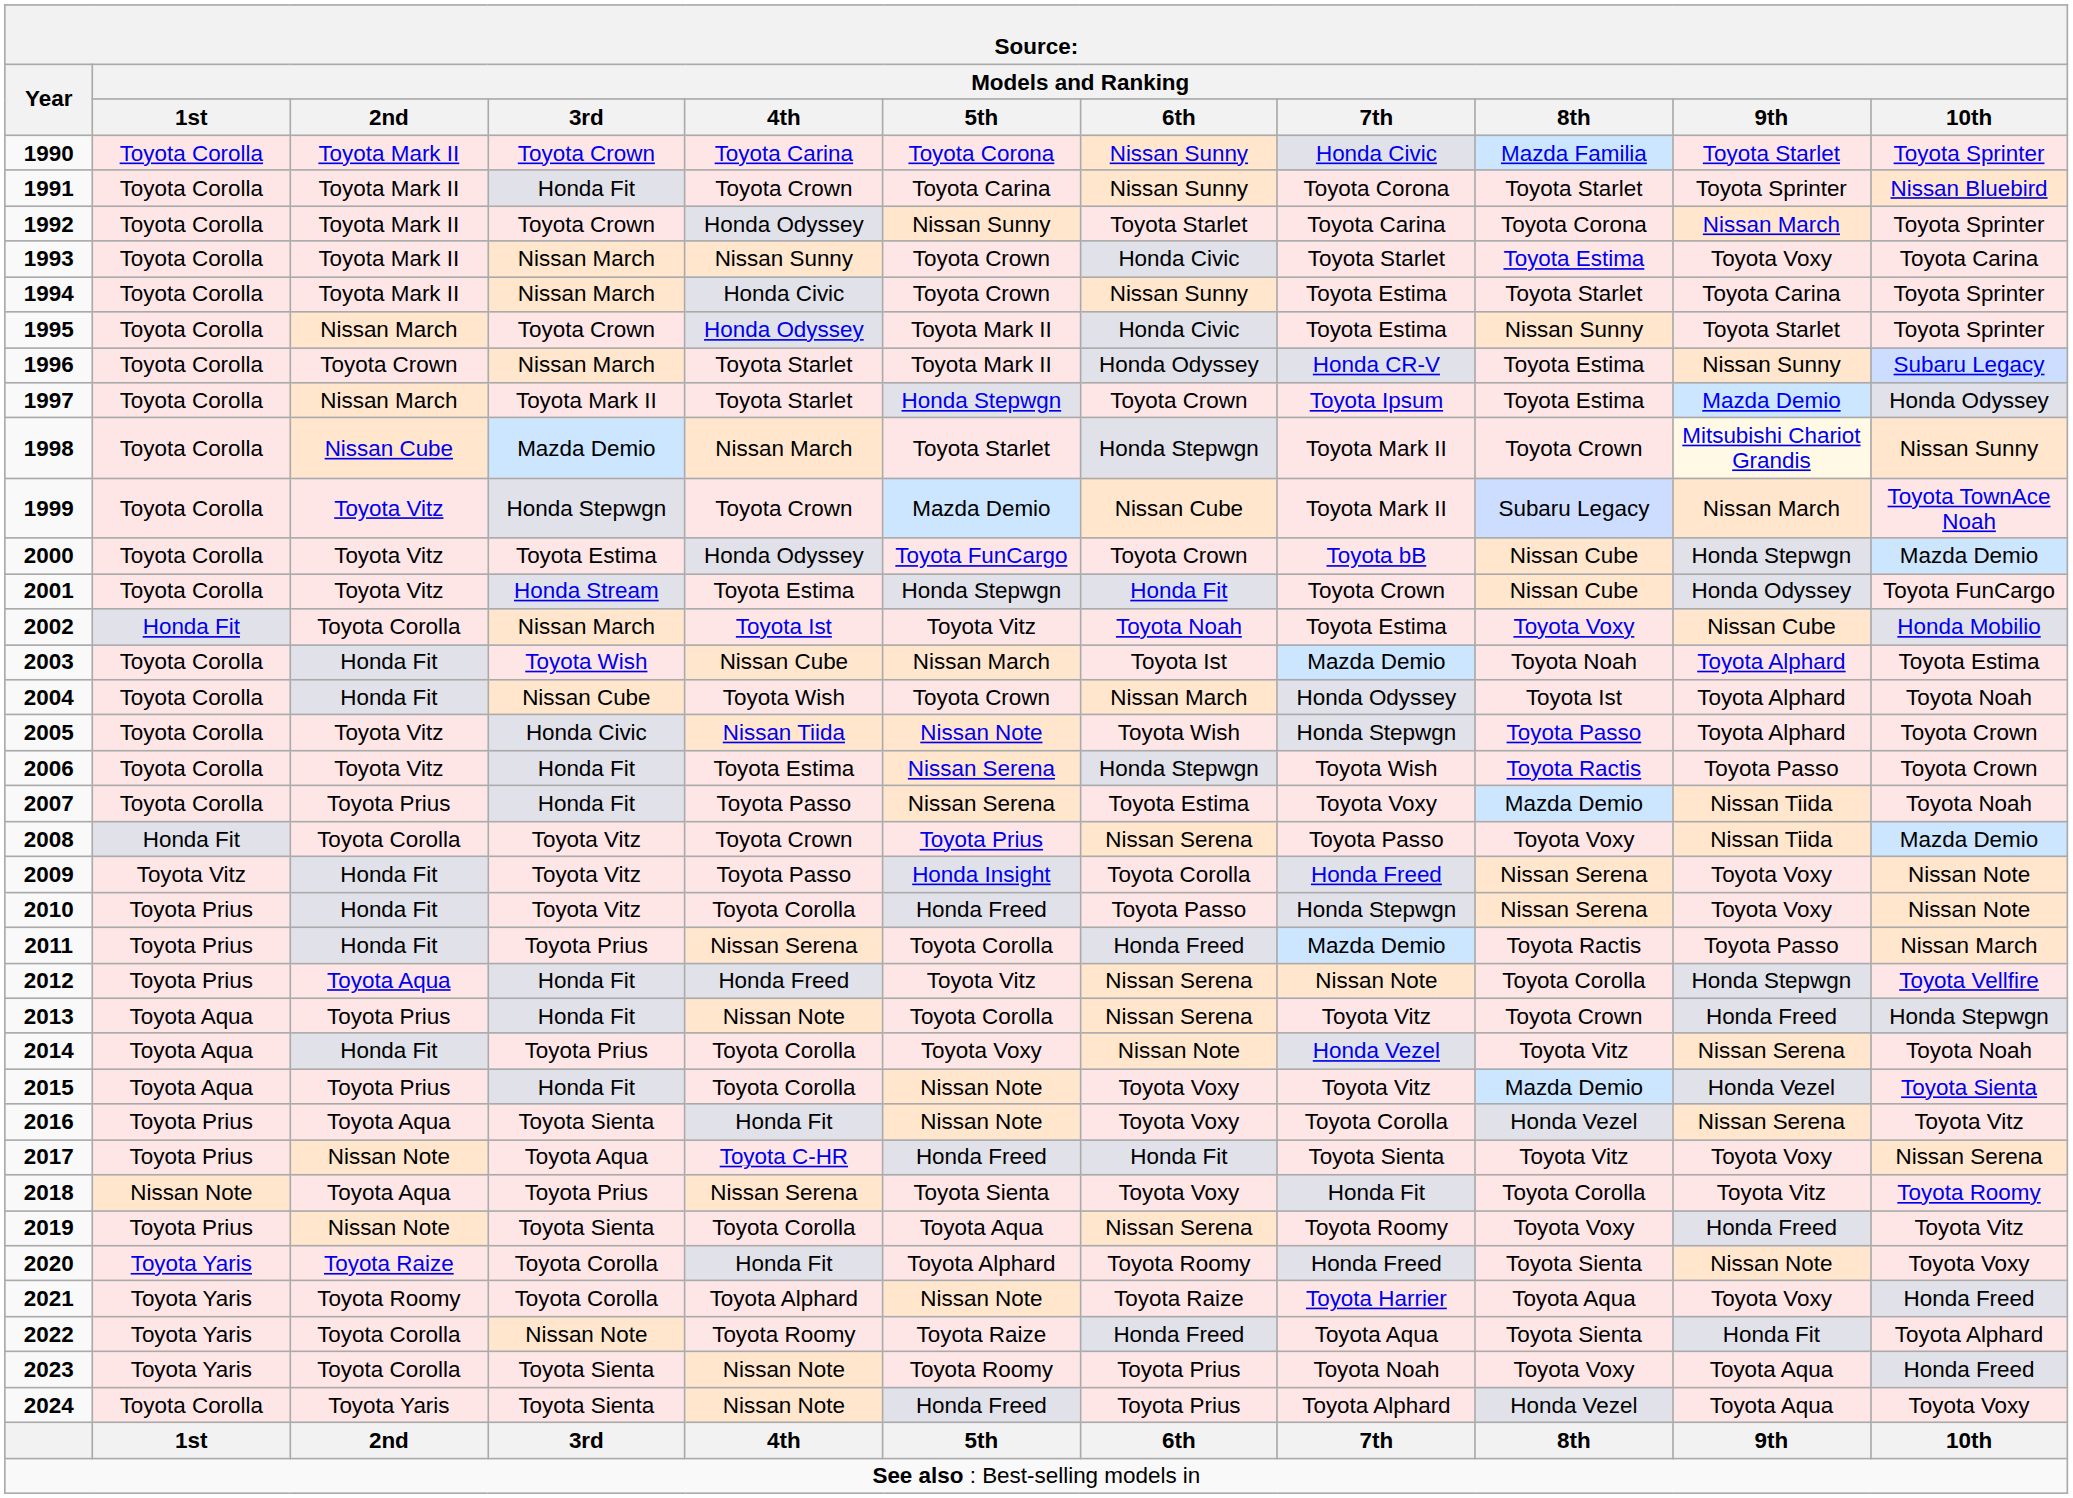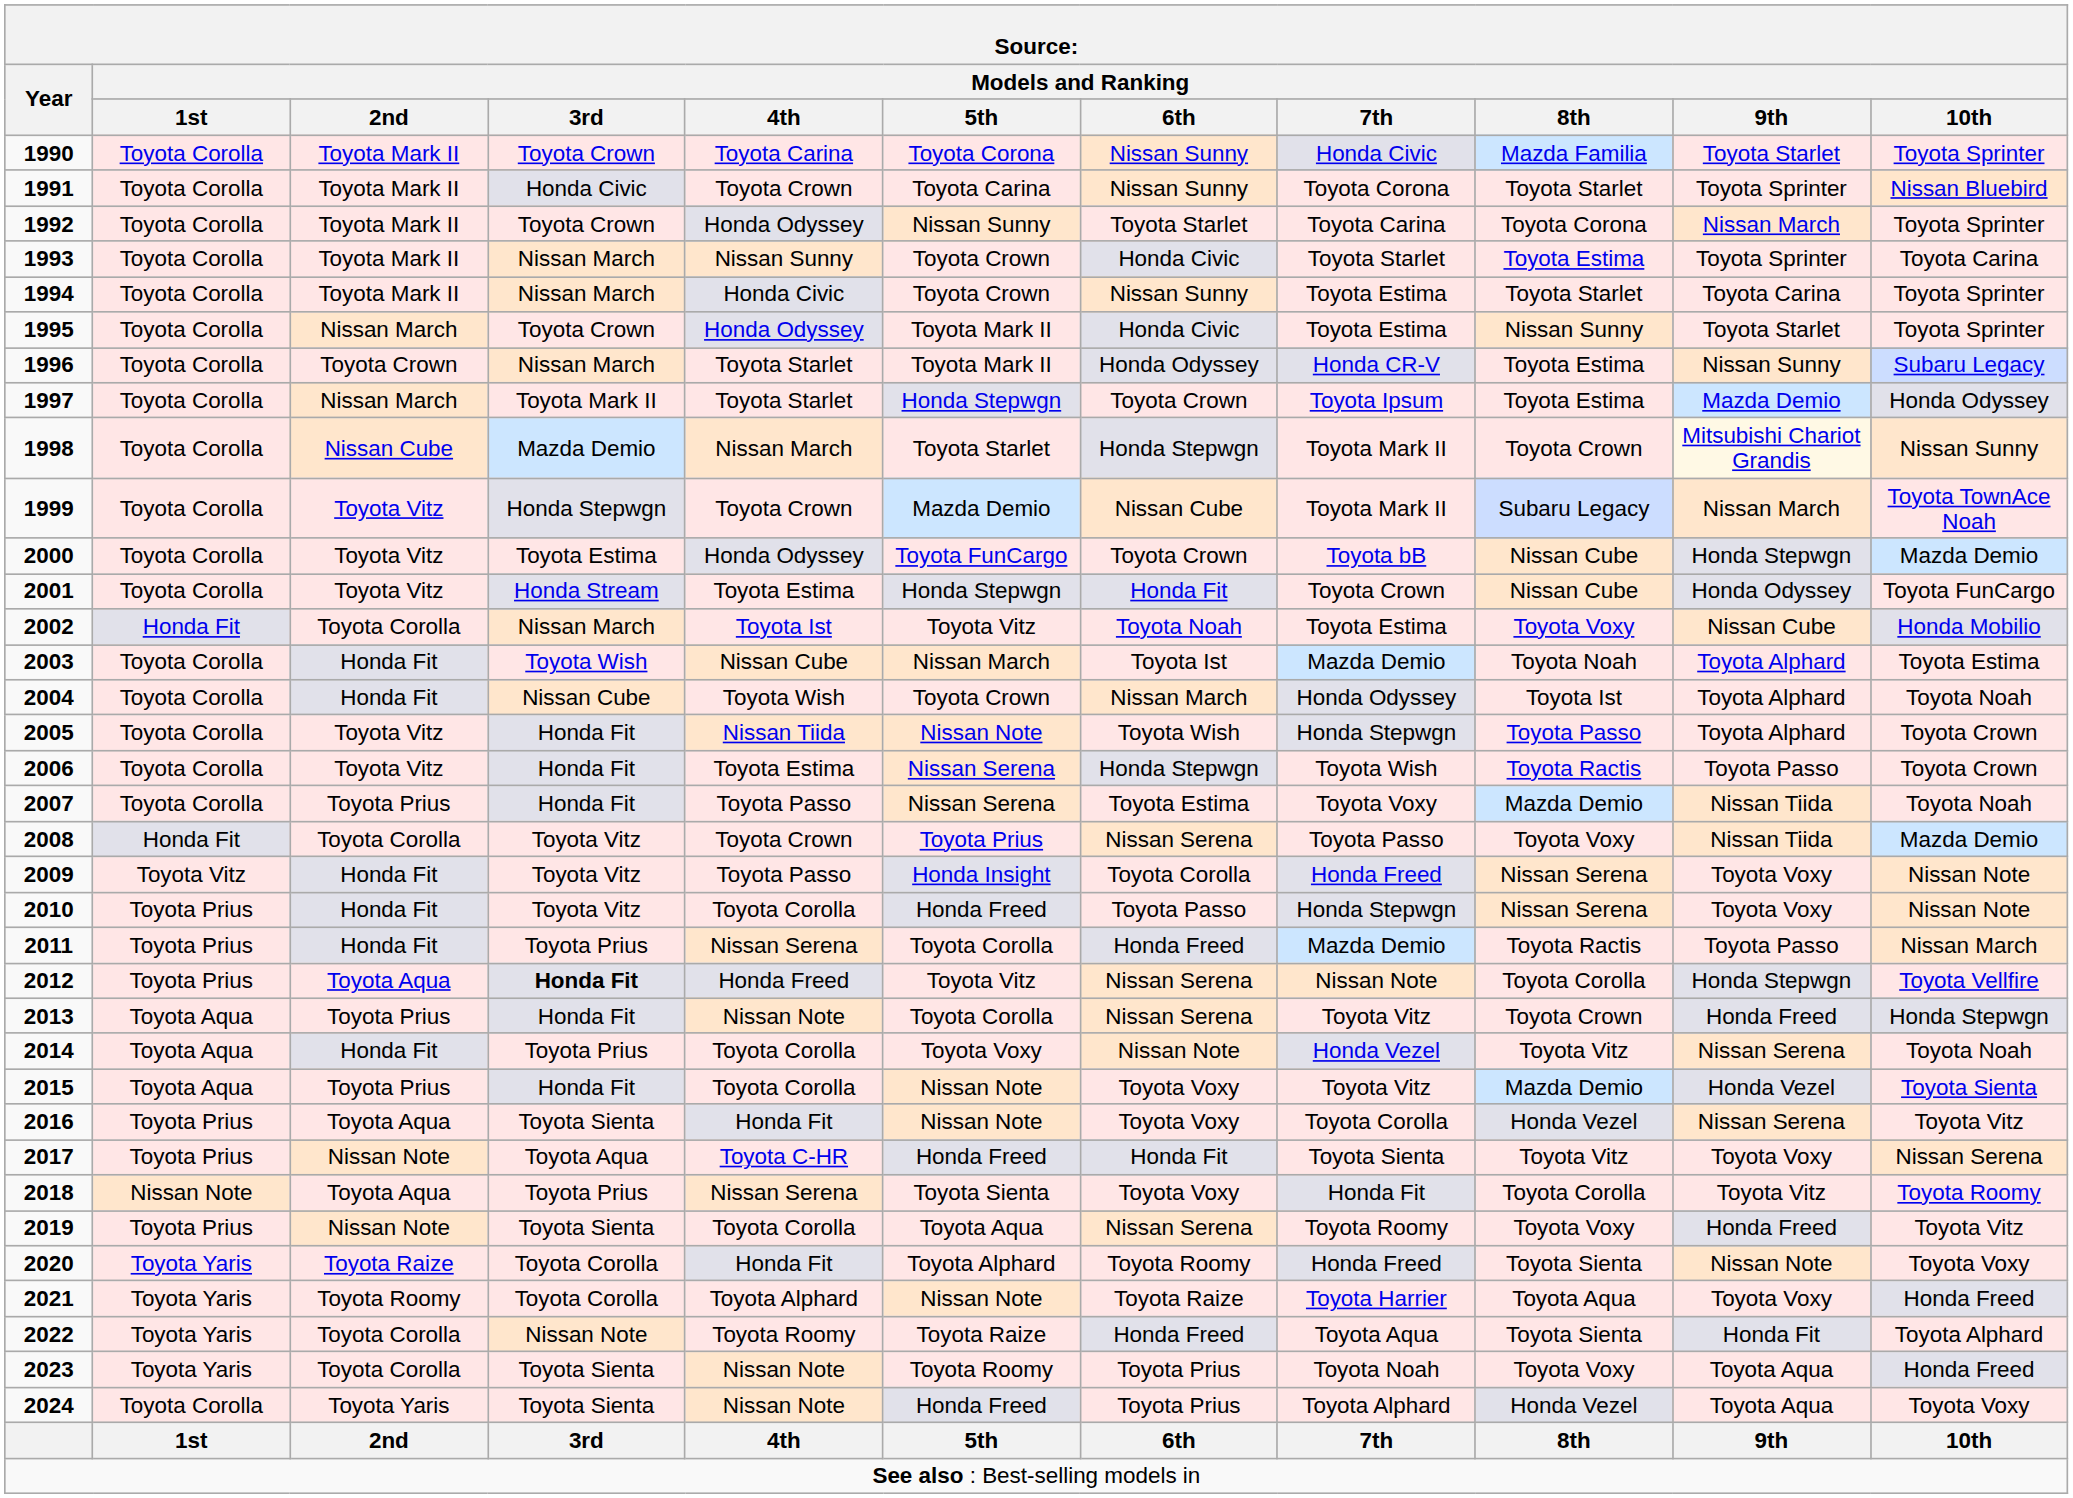(586, 188) Honda Fit -> (586, 188) Honda Civic
(1771, 259) Toyota Voxy -> (1771, 259) Toyota Sprinter
(586, 733) Honda Civic -> (586, 733) Honda Fit
(586, 980) normal -> (586, 980) bold
